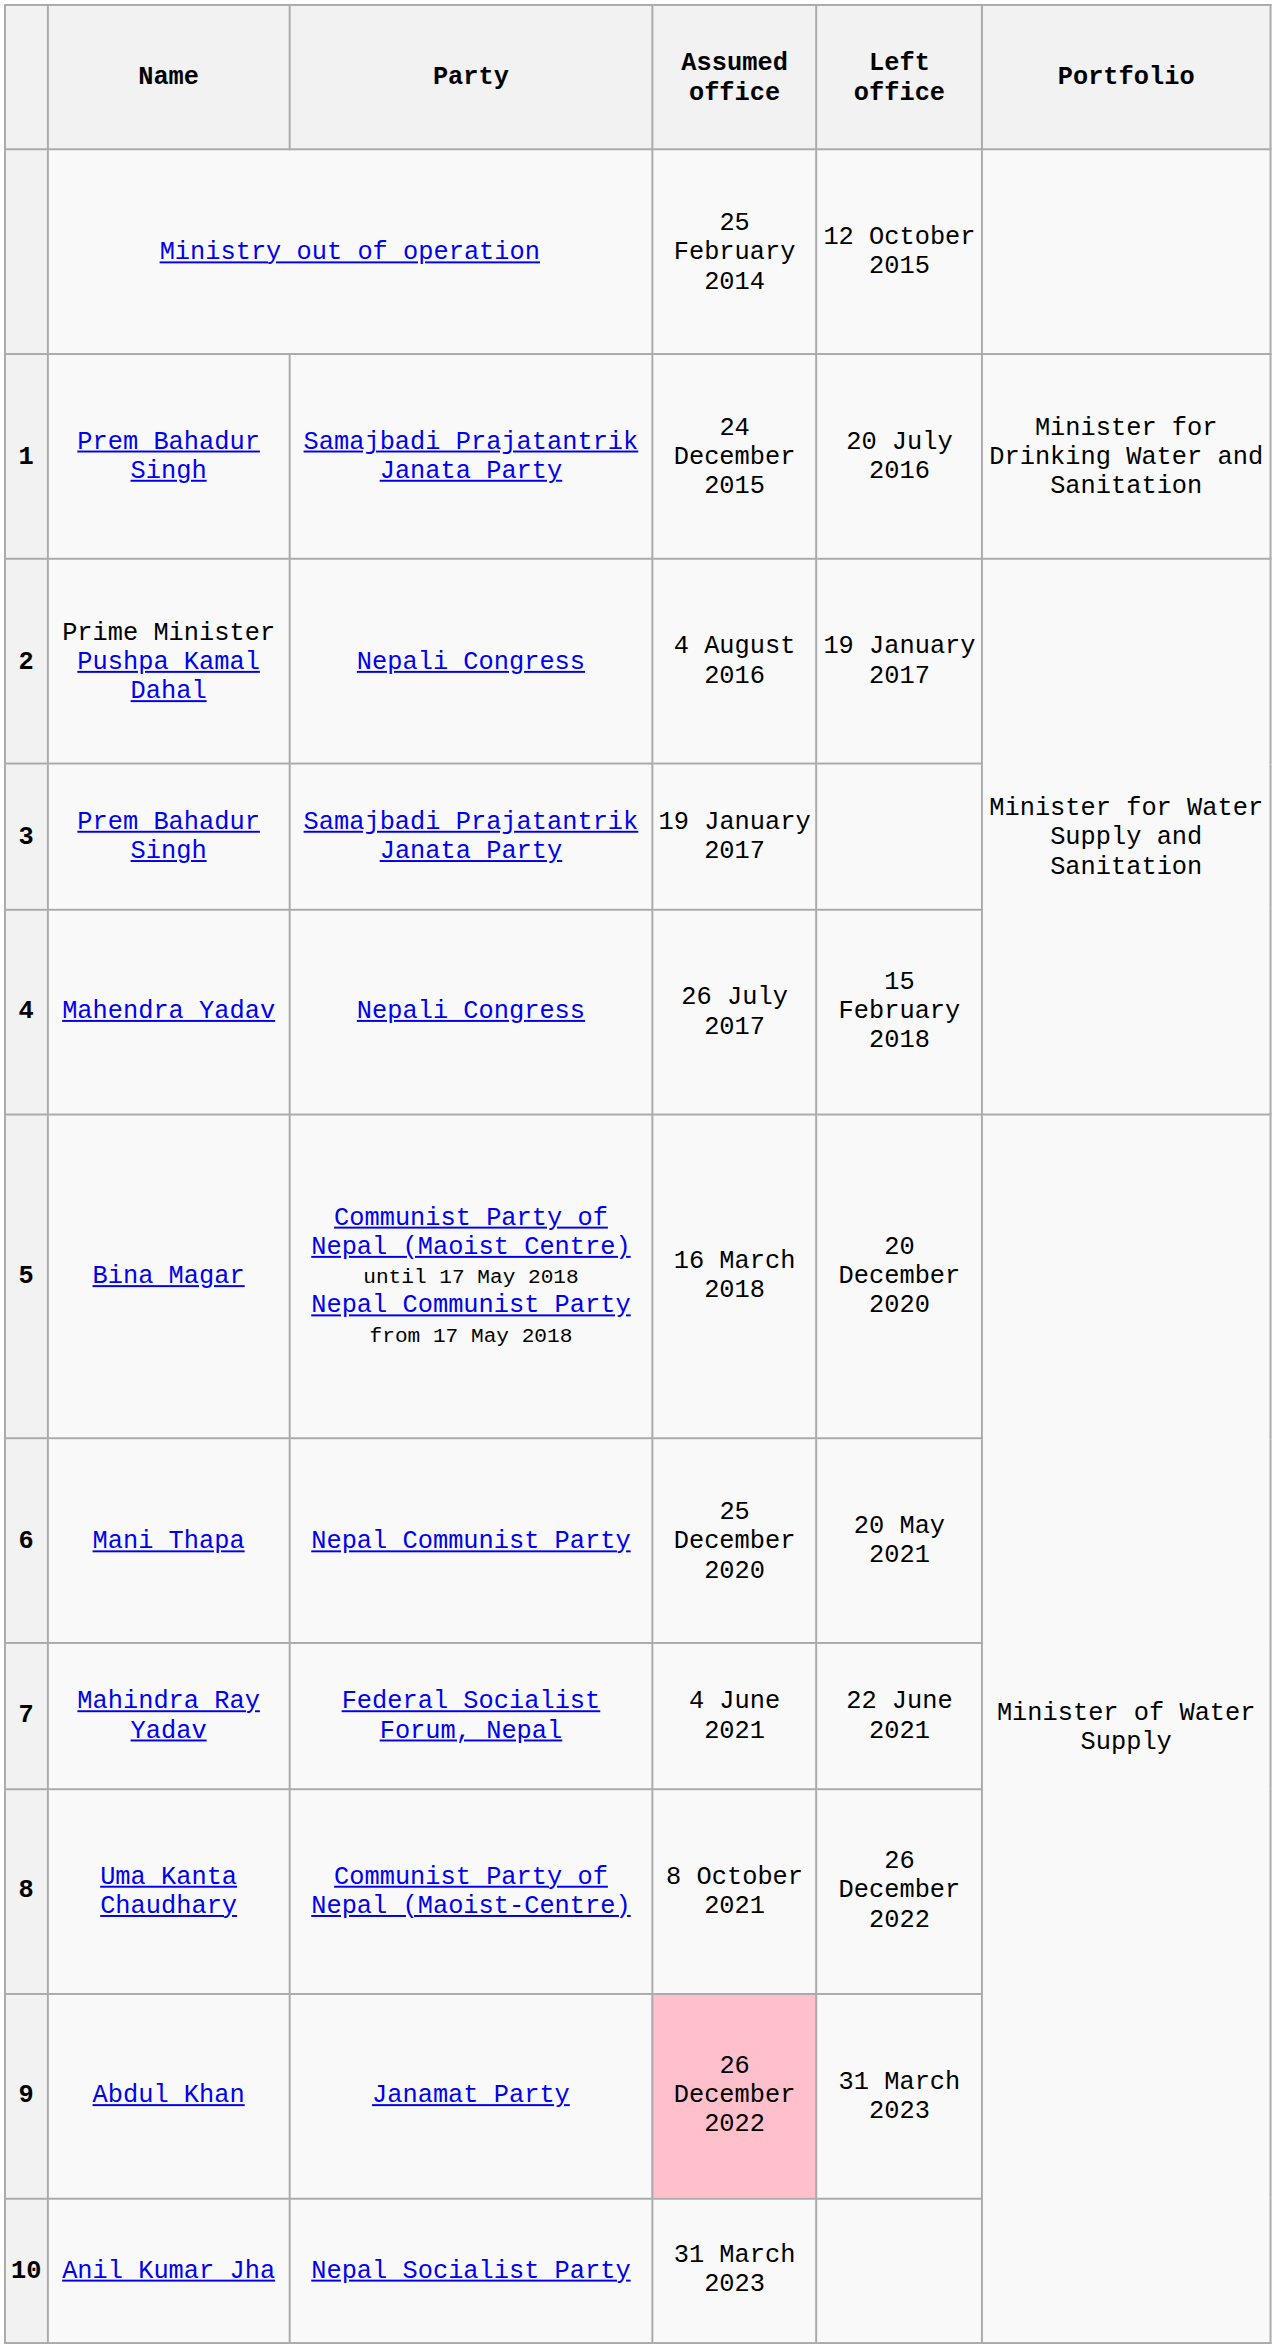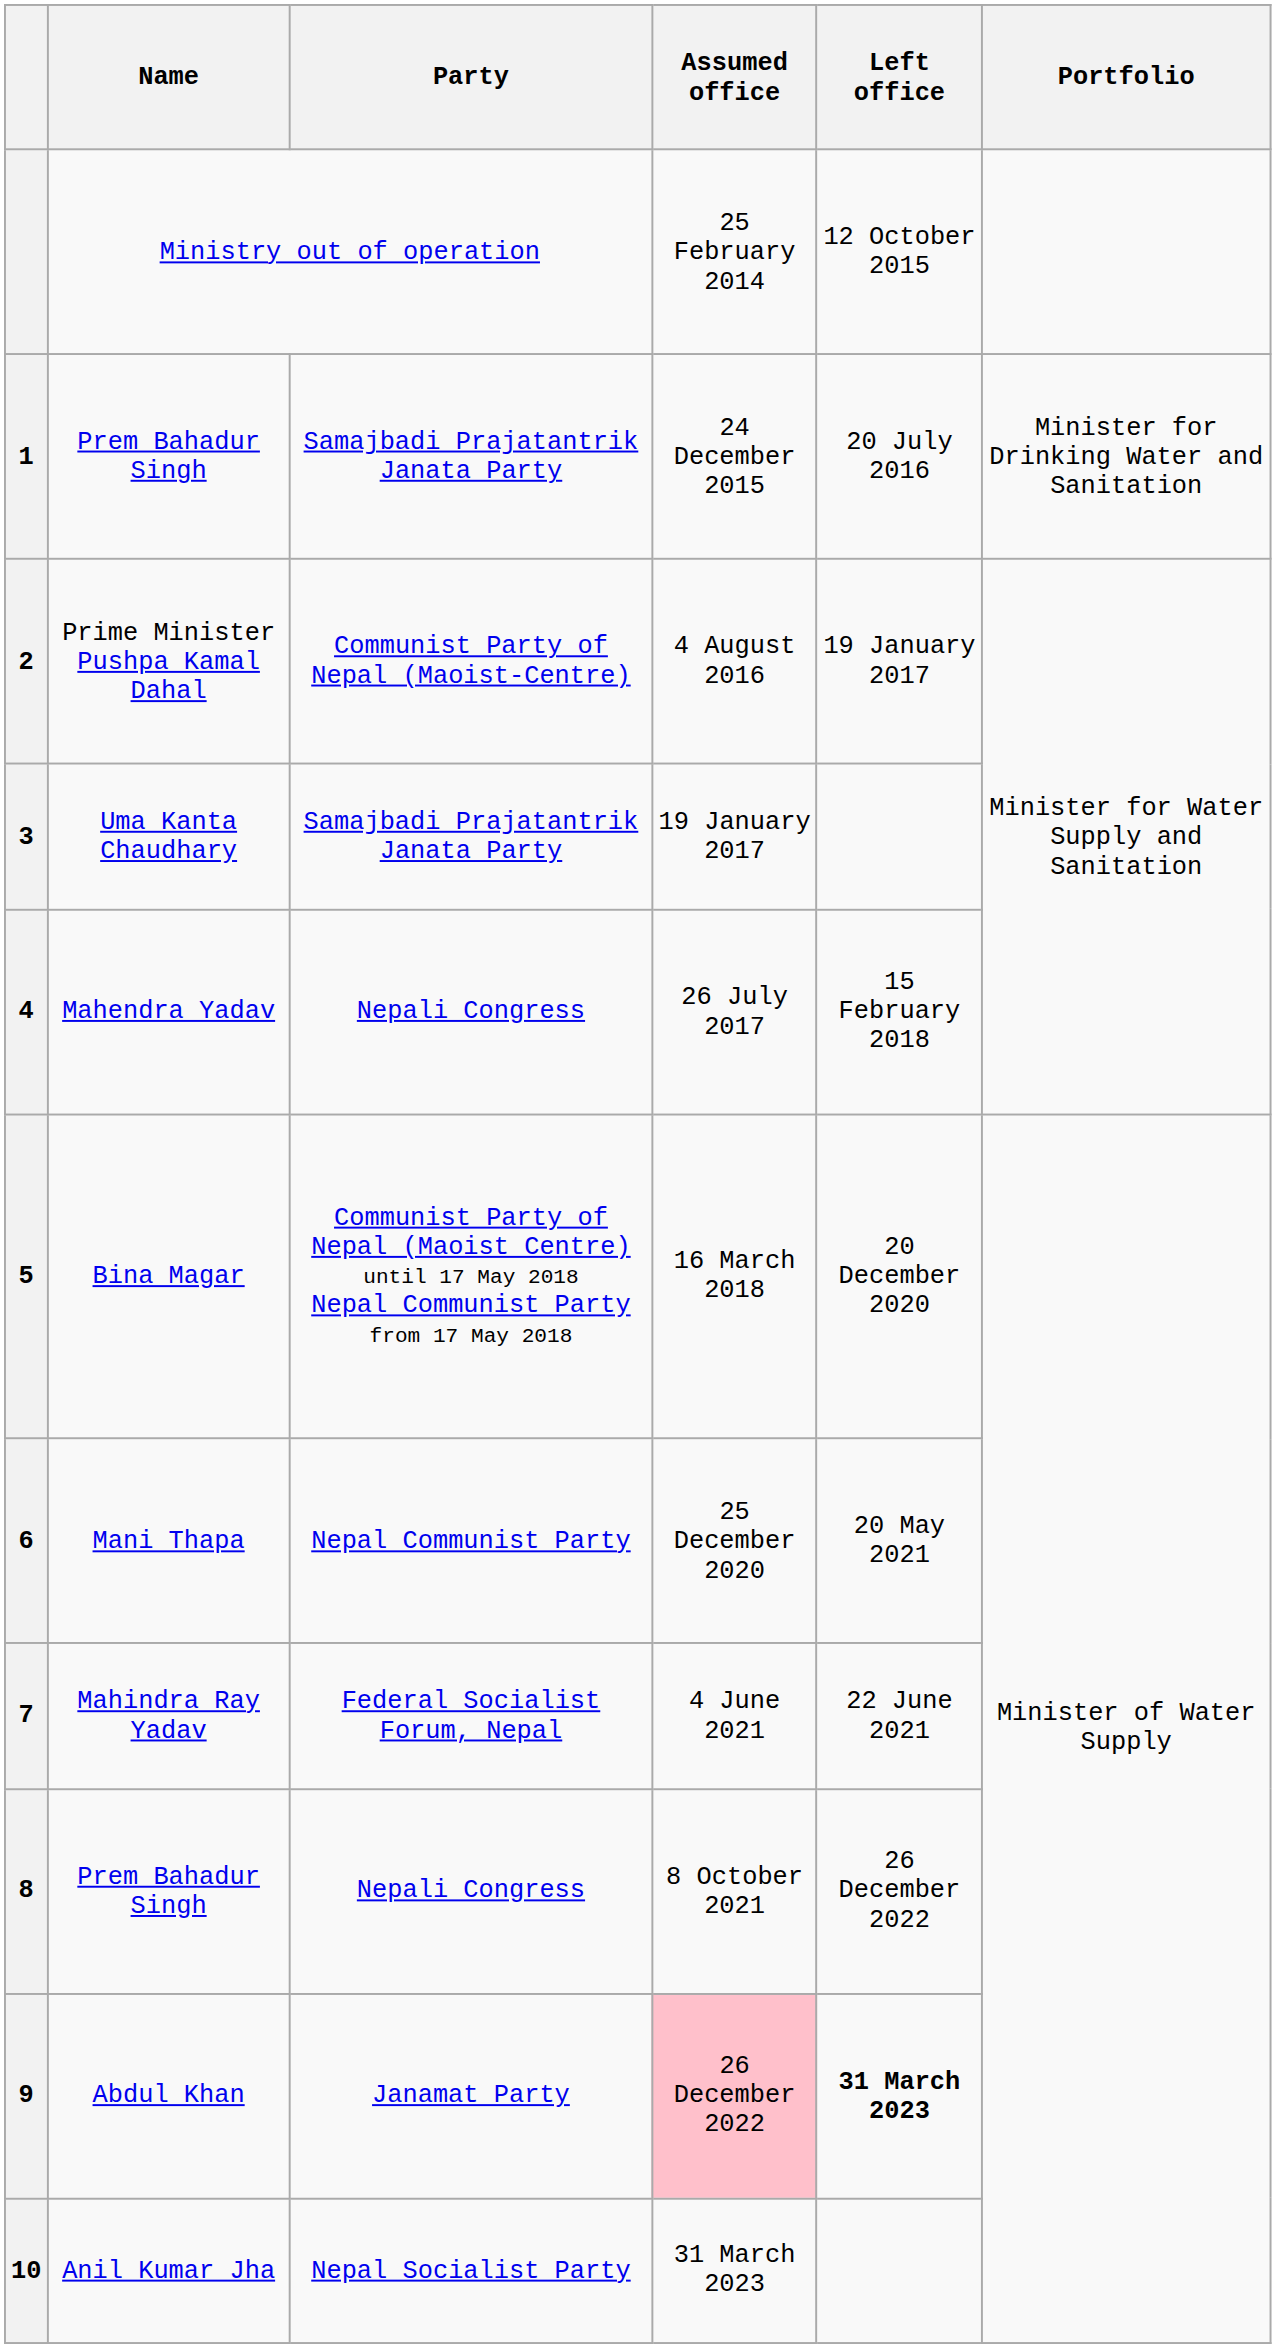(471, 662) Nepali Congress -> (471, 662) Communist Party of Nepal (Maoist-Centre)
(169, 837) Prem Bahadur Singh -> (169, 837) Uma Kanta Chaudhary
(169, 1891) Uma Kanta Chaudhary -> (169, 1891) Prem Bahadur Singh
(471, 1891) Communist Party of Nepal (Maoist-Centre) -> (471, 1891) Nepali Congress
(899, 2096) normal -> (899, 2096) bold
